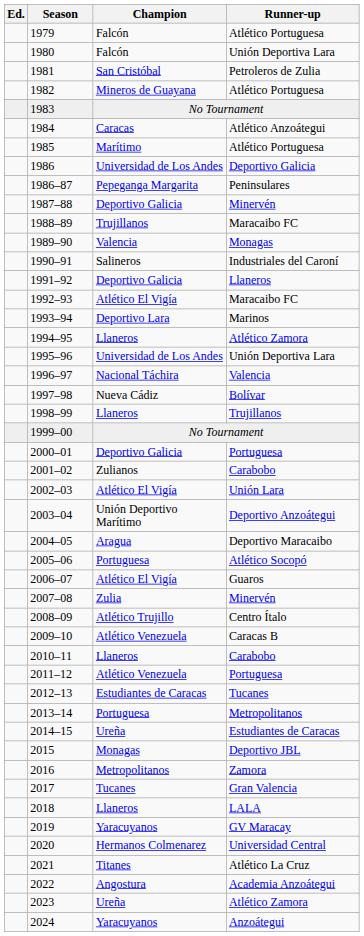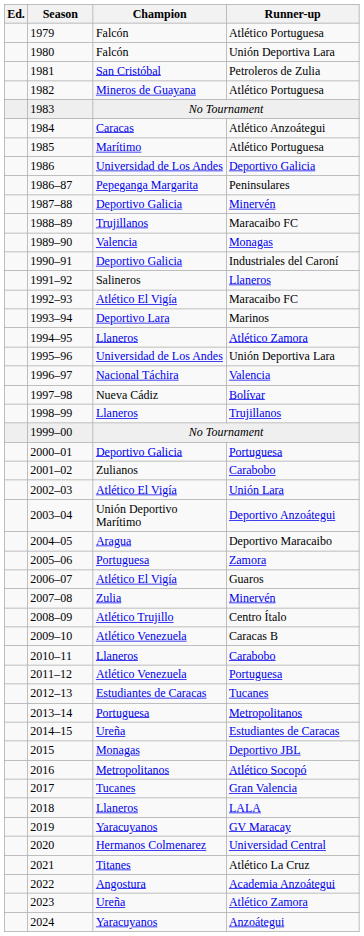(118, 261) Salineros -> (139, 261) Deportivo Galicia
(139, 280) Deportivo Galicia -> (118, 280) Salineros
(268, 560) Atlético Socopó -> (248, 560) Zamora
(248, 769) Zamora -> (268, 769) Atlético Socopó
